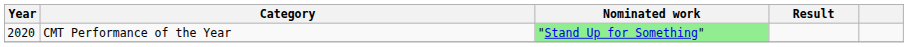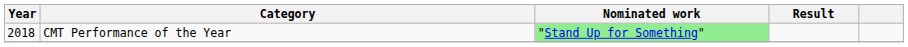(21, 33) 2020 -> (21, 33) 2018
